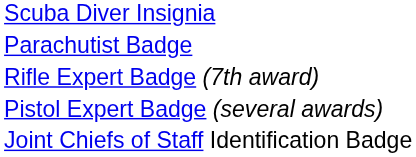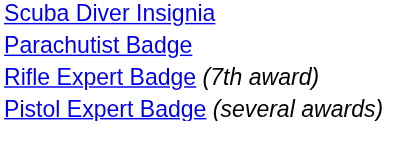- row: (208, 140)
